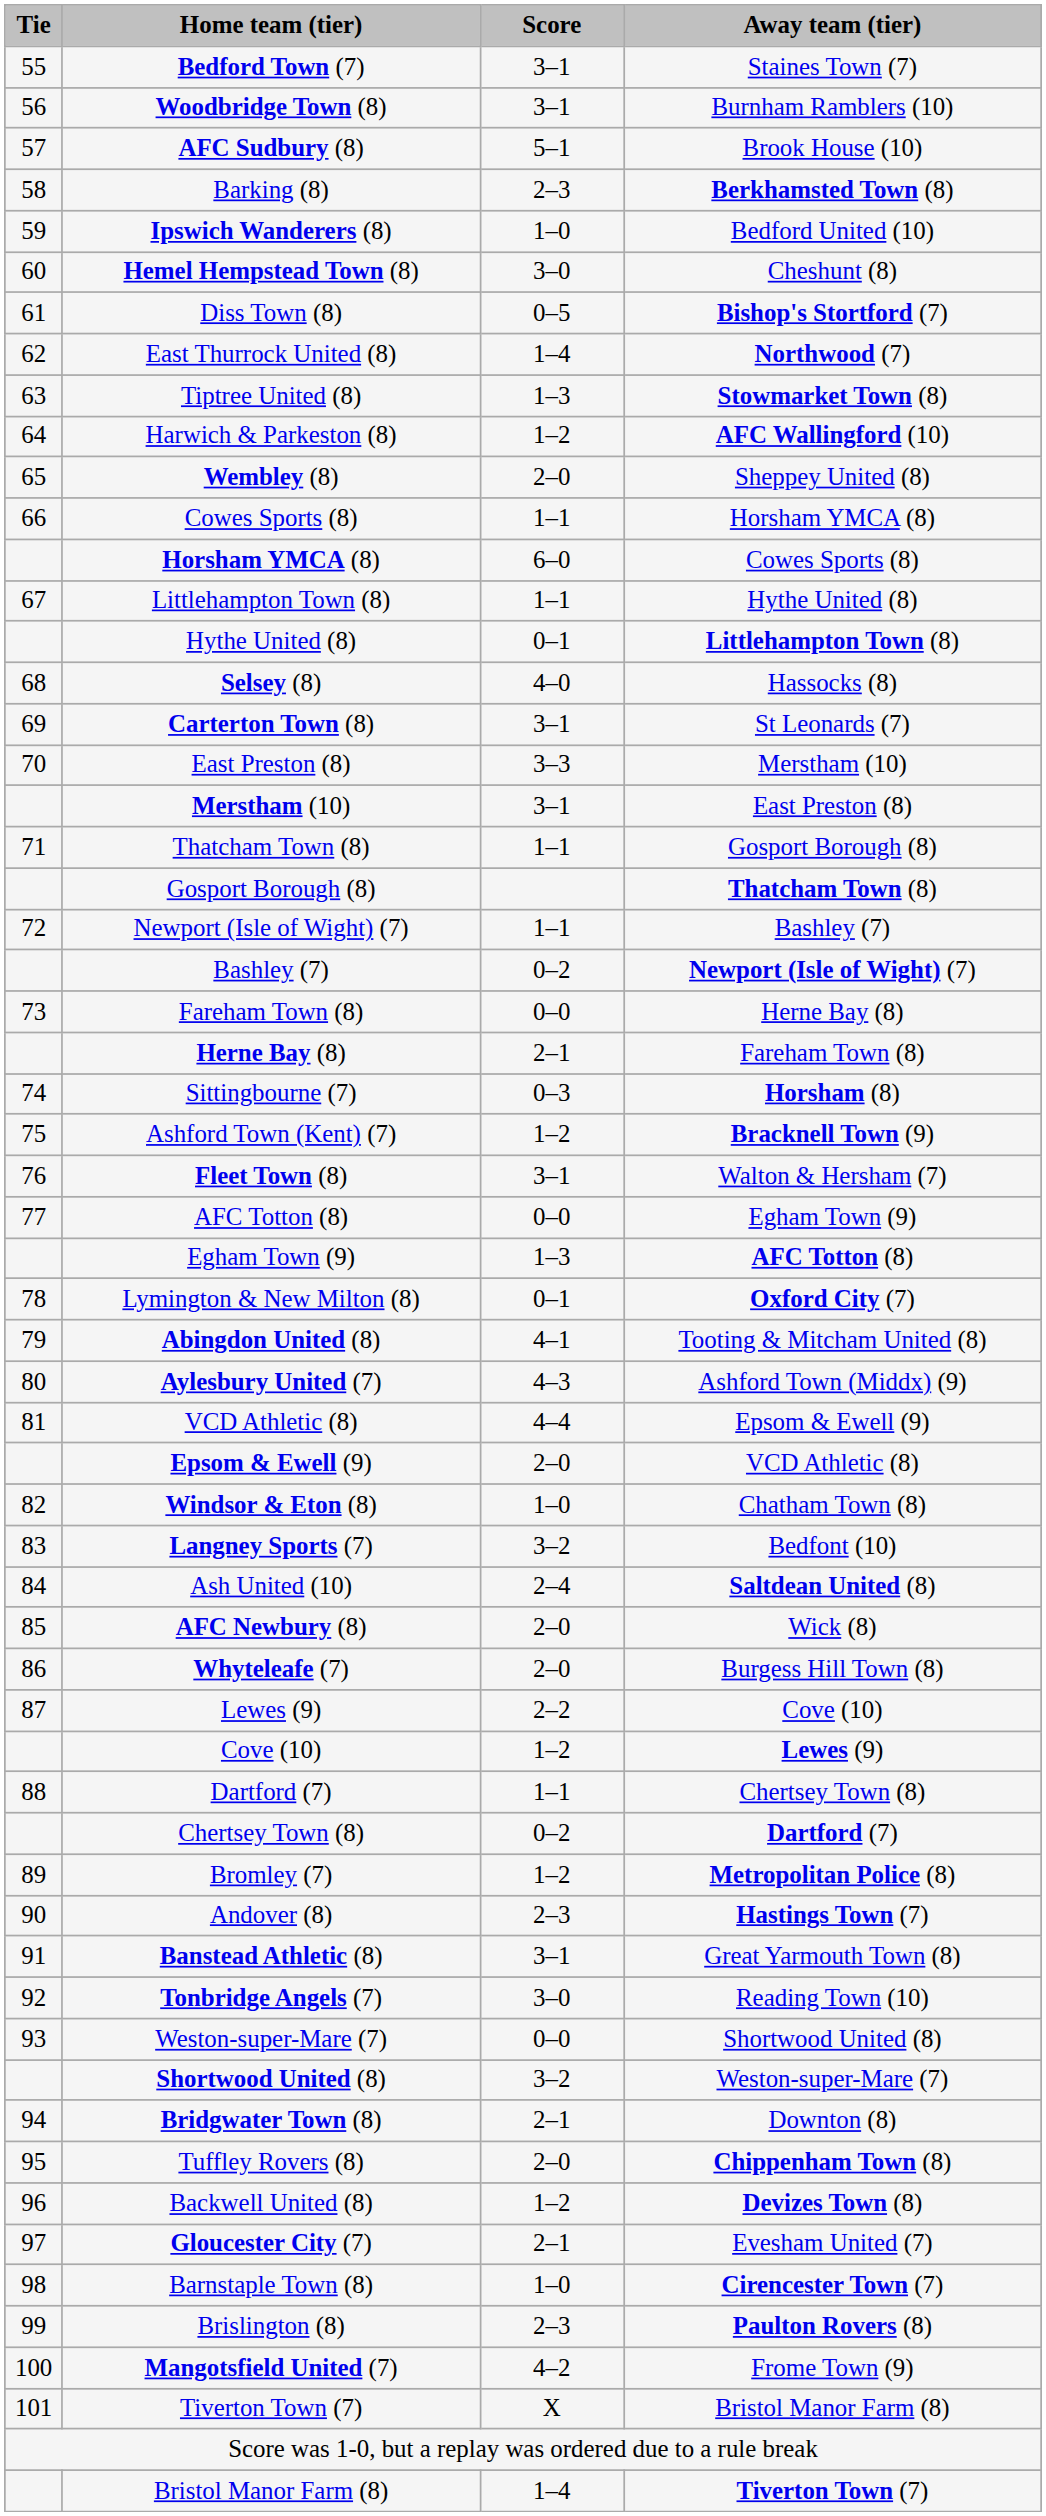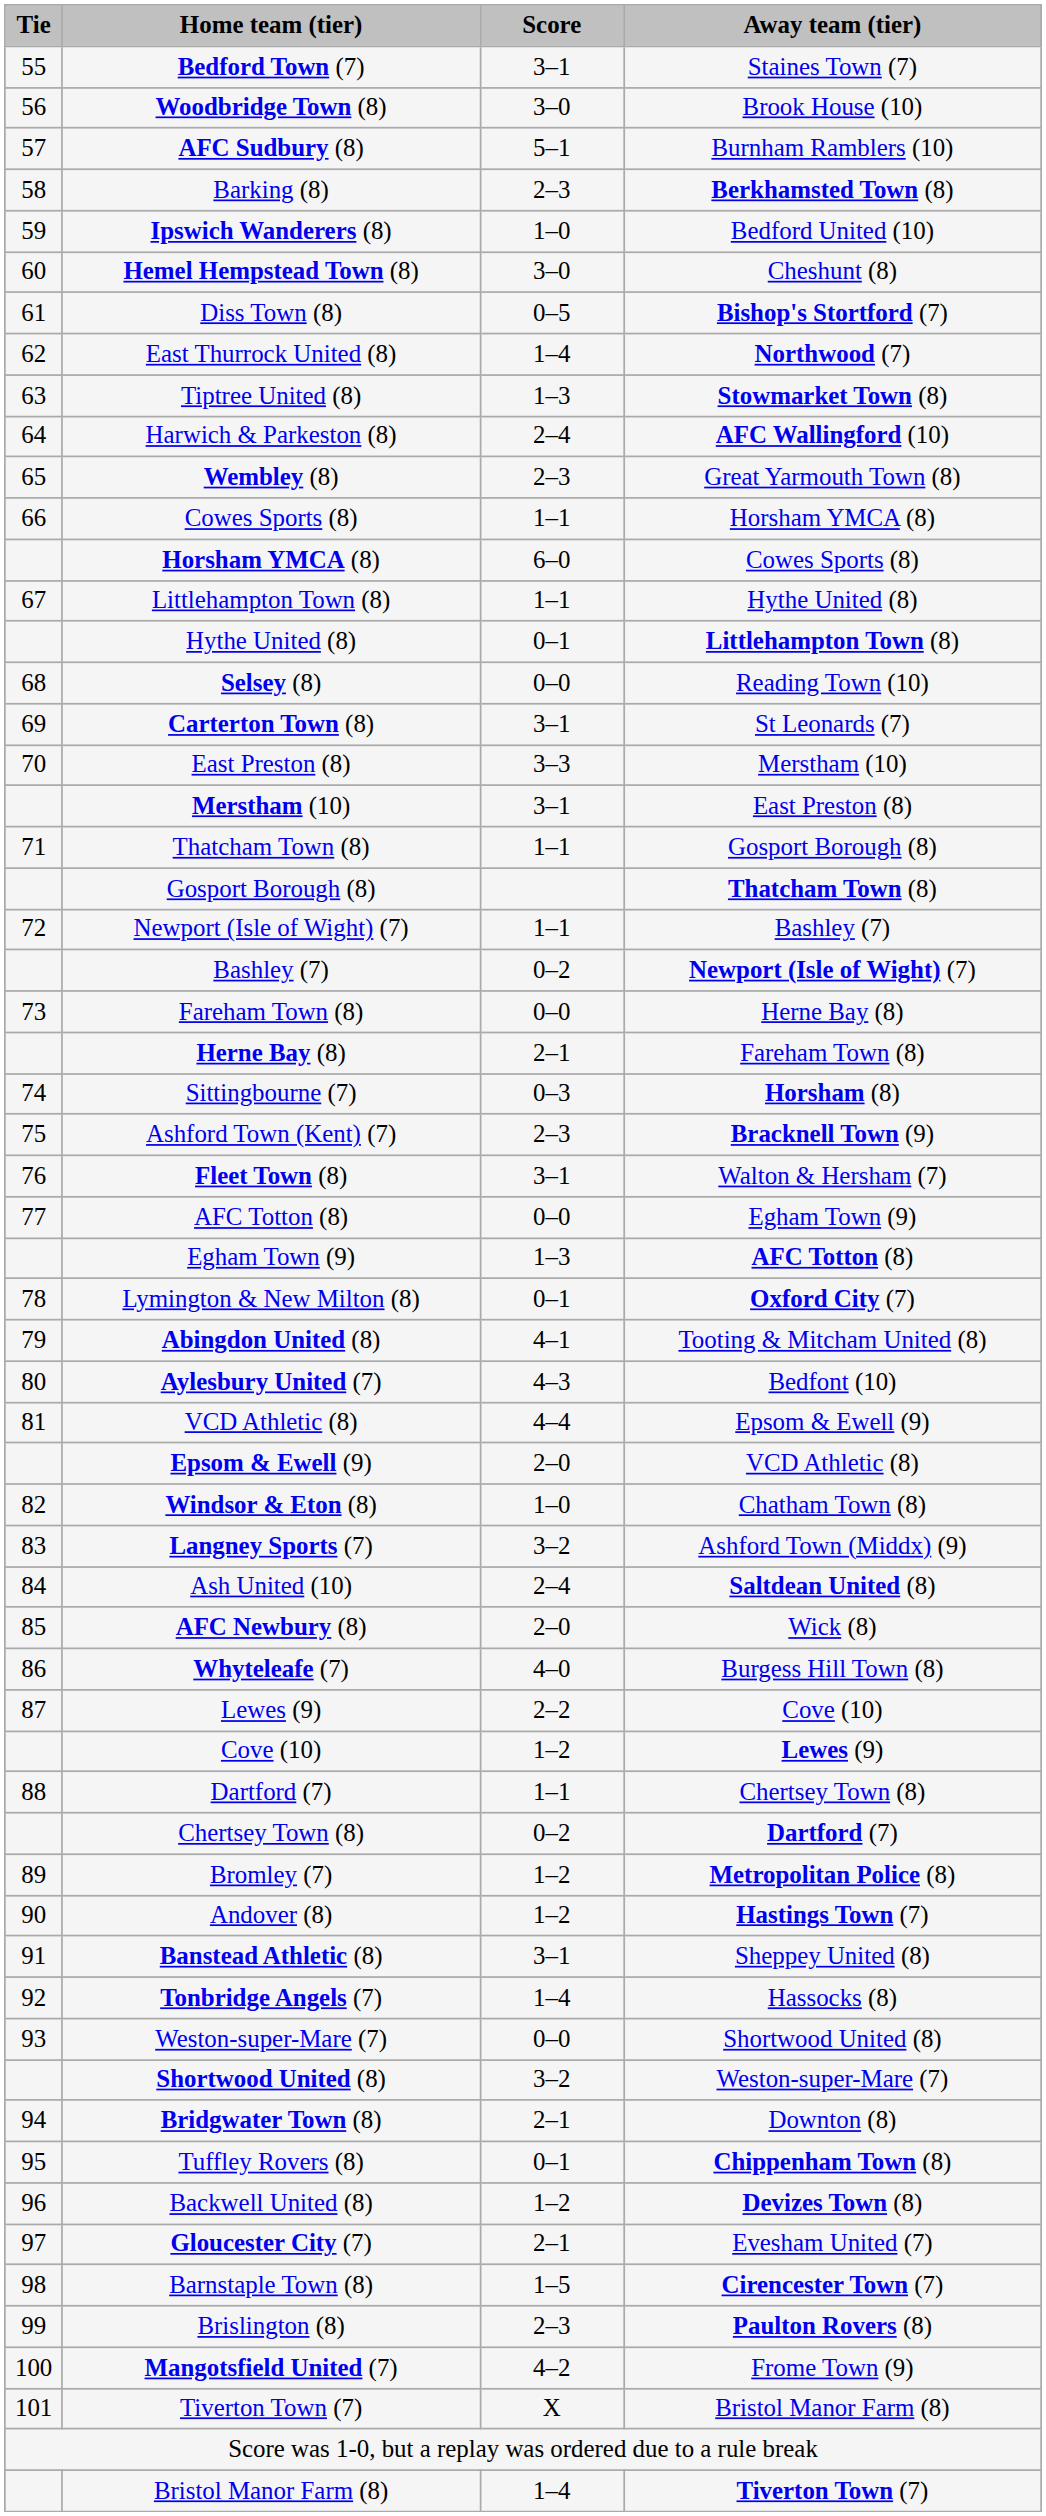(552, 107) 3–1 -> (552, 107) 3–0
(832, 107) Burnham Ramblers (10) -> (832, 107) Brook House (10)
(832, 148) Brook House (10) -> (832, 148) Burnham Ramblers (10)
(552, 436) 1–2 -> (552, 436) 2–4
(552, 477) 2–0 -> (552, 477) 2–3
(832, 477) Sheppey United (8) -> (832, 477) Great Yarmouth Town (8)
(552, 682) 4–0 -> (552, 682) 0–0
(832, 682) Hassocks (8) -> (832, 682) Reading Town (10)
(552, 1134) 1–2 -> (552, 1134) 2–3
(832, 1381) Ashford Town (Middx) (9) -> (832, 1381) Bedfont (10)
(832, 1545) Bedfont (10) -> (832, 1545) Ashford Town (Middx) (9)
(552, 1668) 2–0 -> (552, 1668) 4–0
(552, 1915) 2–3 -> (552, 1915) 1–2
(832, 1956) Great Yarmouth Town (8) -> (832, 1956) Sheppey United (8)
(552, 1997) 3–0 -> (552, 1997) 1–4
(832, 1997) Reading Town (10) -> (832, 1997) Hassocks (8)
(552, 2161) 2–0 -> (552, 2161) 0–1
(552, 2285) 1–0 -> (552, 2285) 1–5
